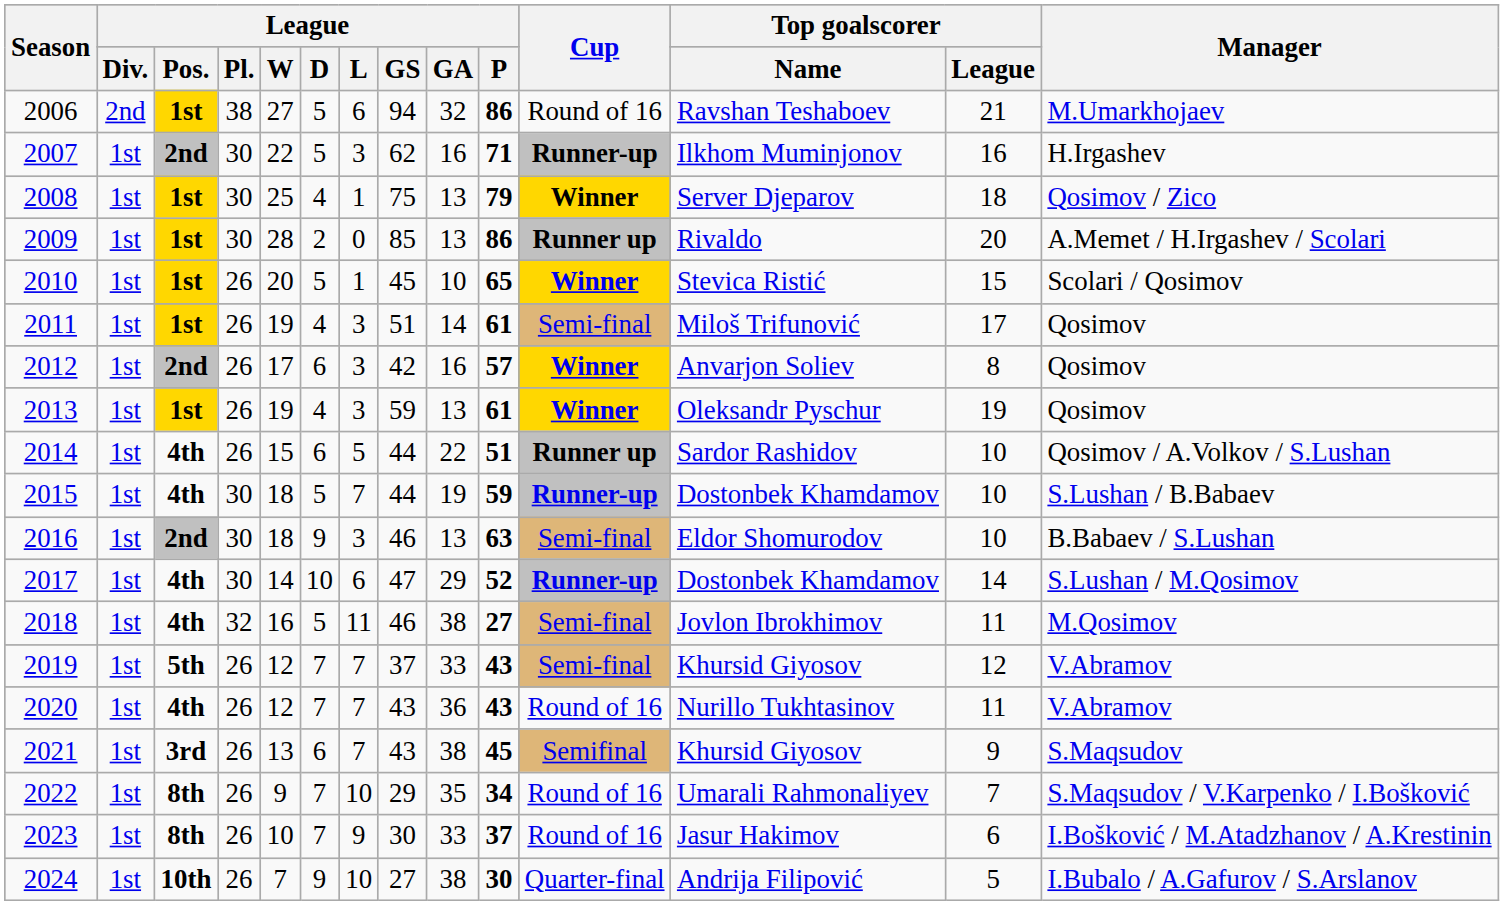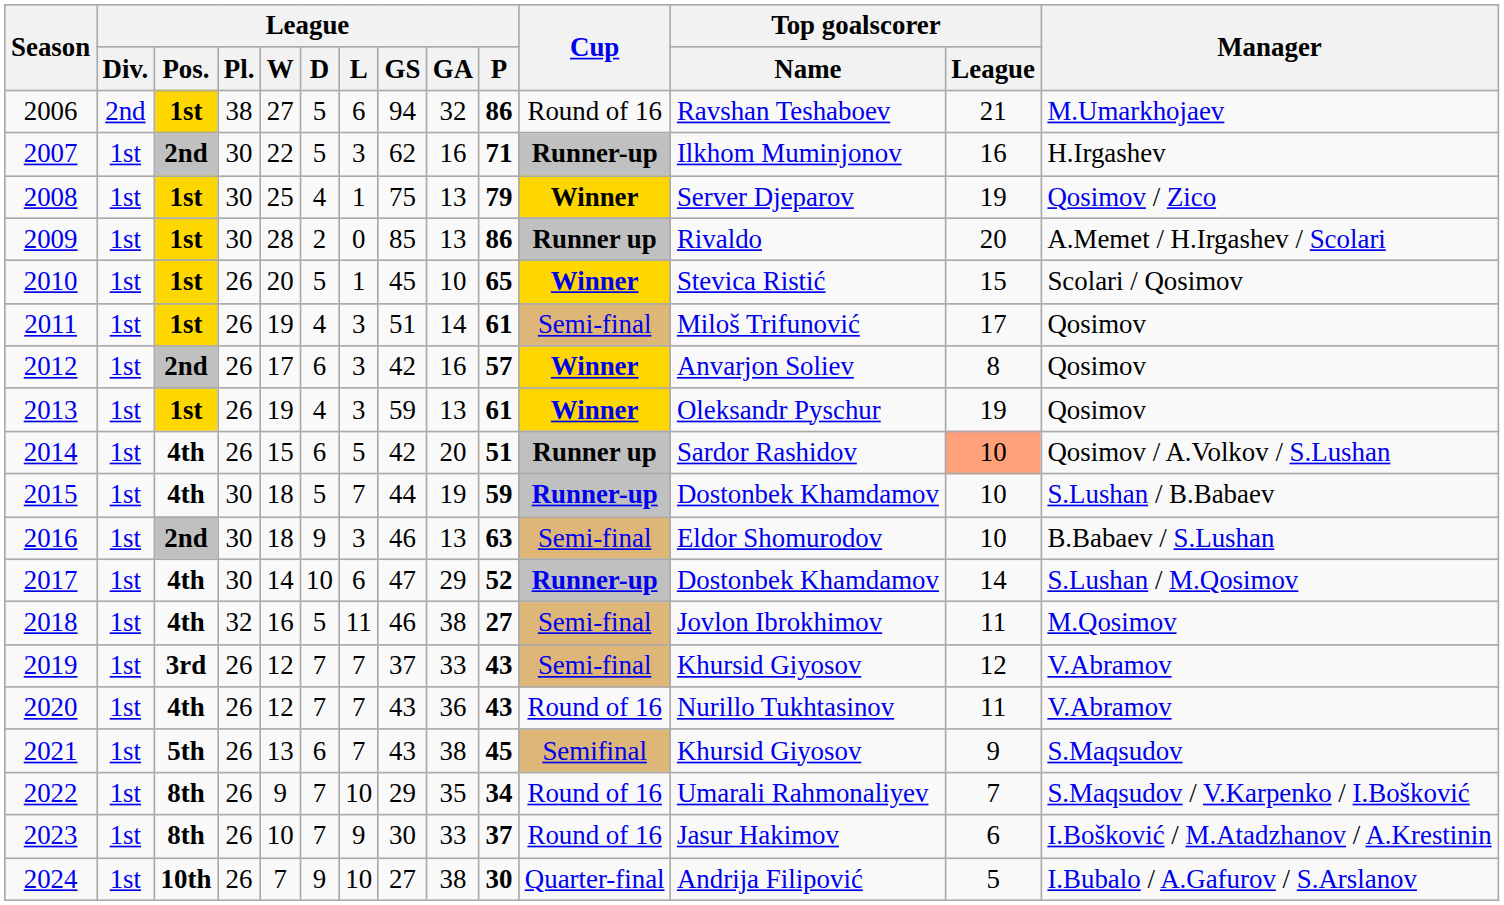(993, 196) 18 -> (993, 196) 19
(402, 452) 44 -> (402, 452) 42
(453, 452) 22 -> (453, 452) 20
(993, 452) no background -> (993, 452) lightsalmon background
(186, 665) 5th -> (186, 665) 3rd
(186, 750) 3rd -> (186, 750) 5th
